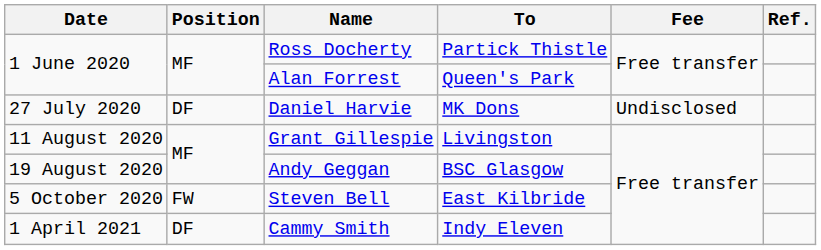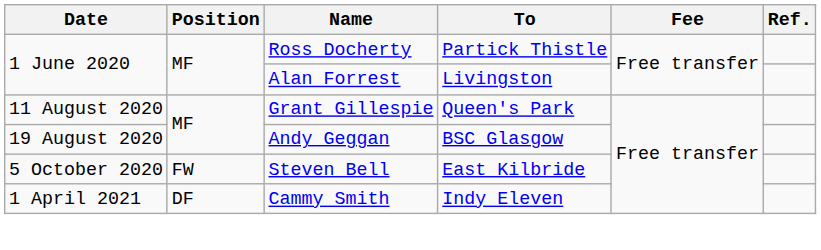(508, 79) Queen's Park -> (497, 79) Livingston
- row: (340, 109)
(497, 139) Livingston -> (508, 109) Queen's Park
